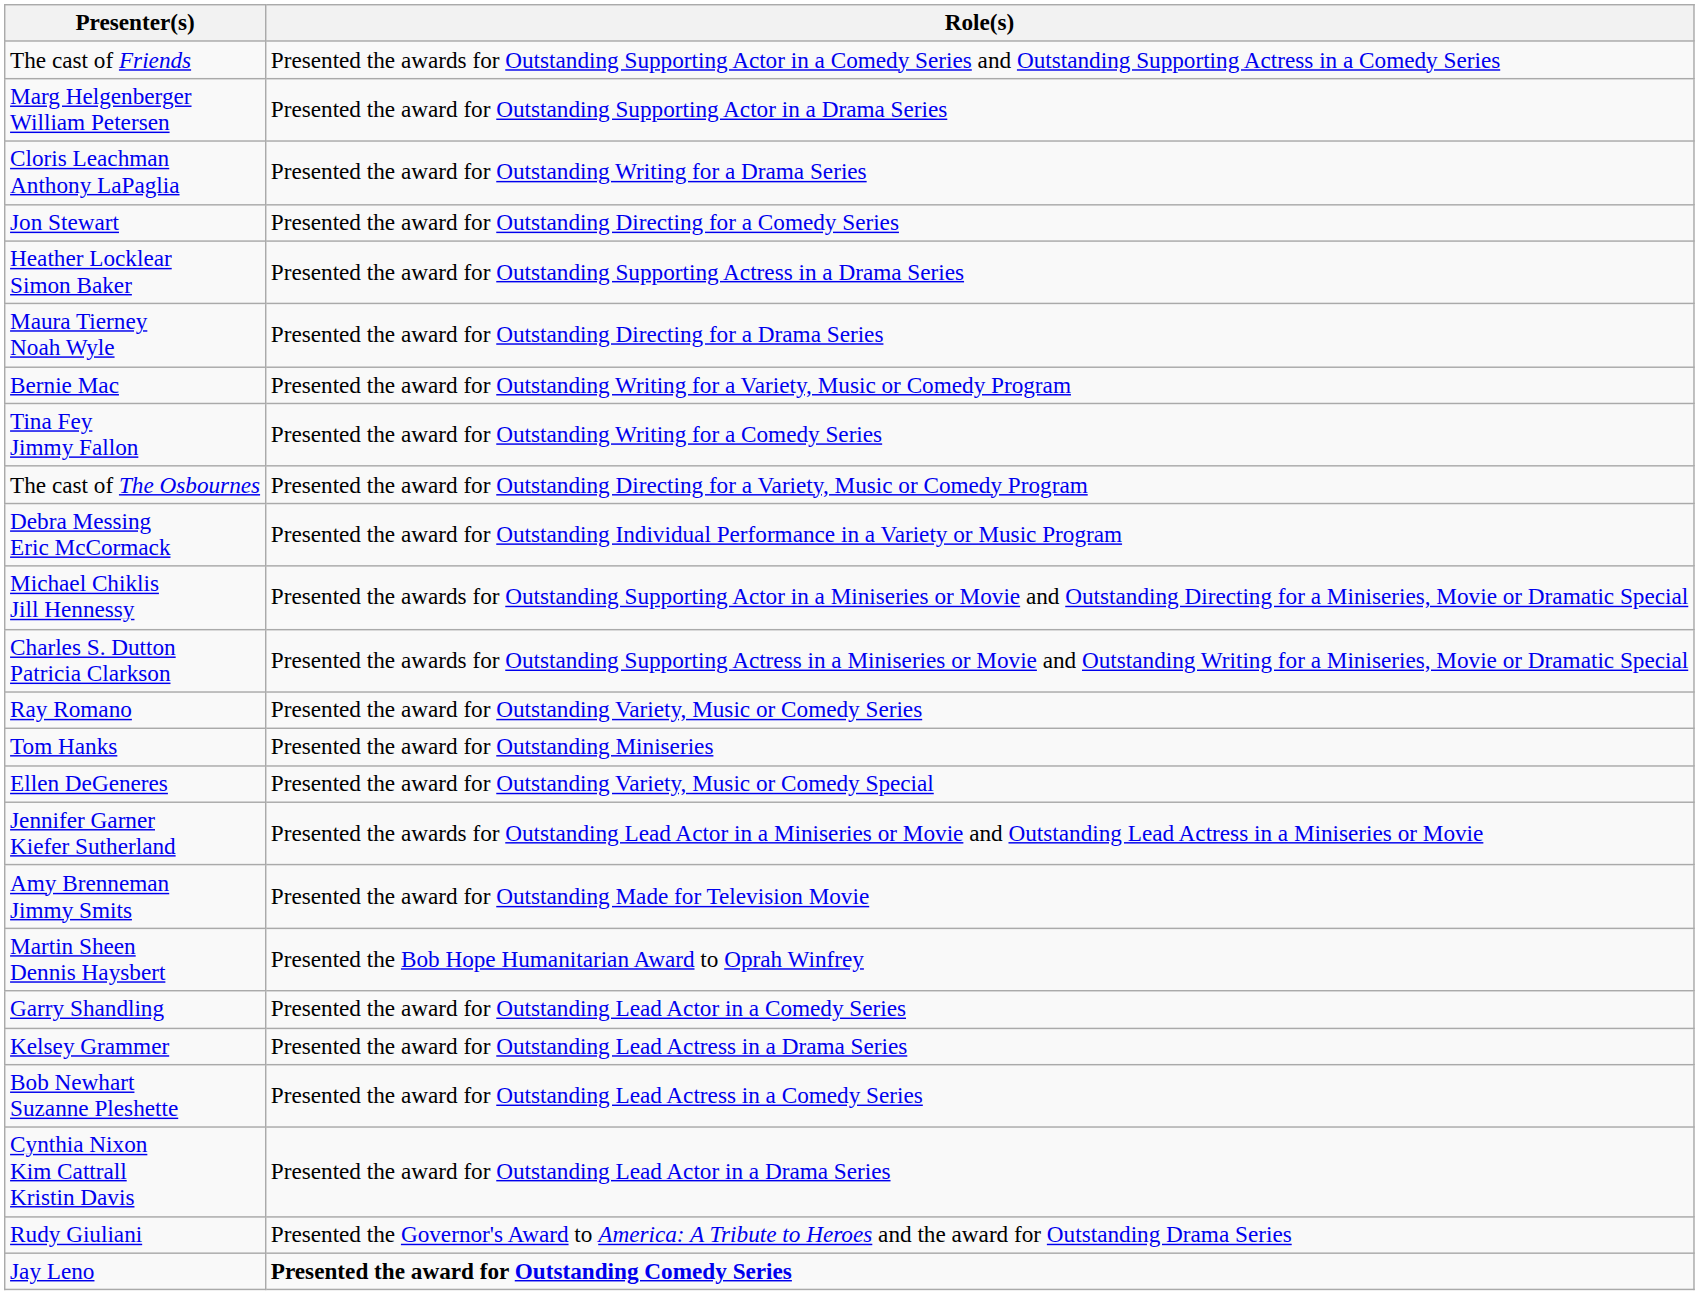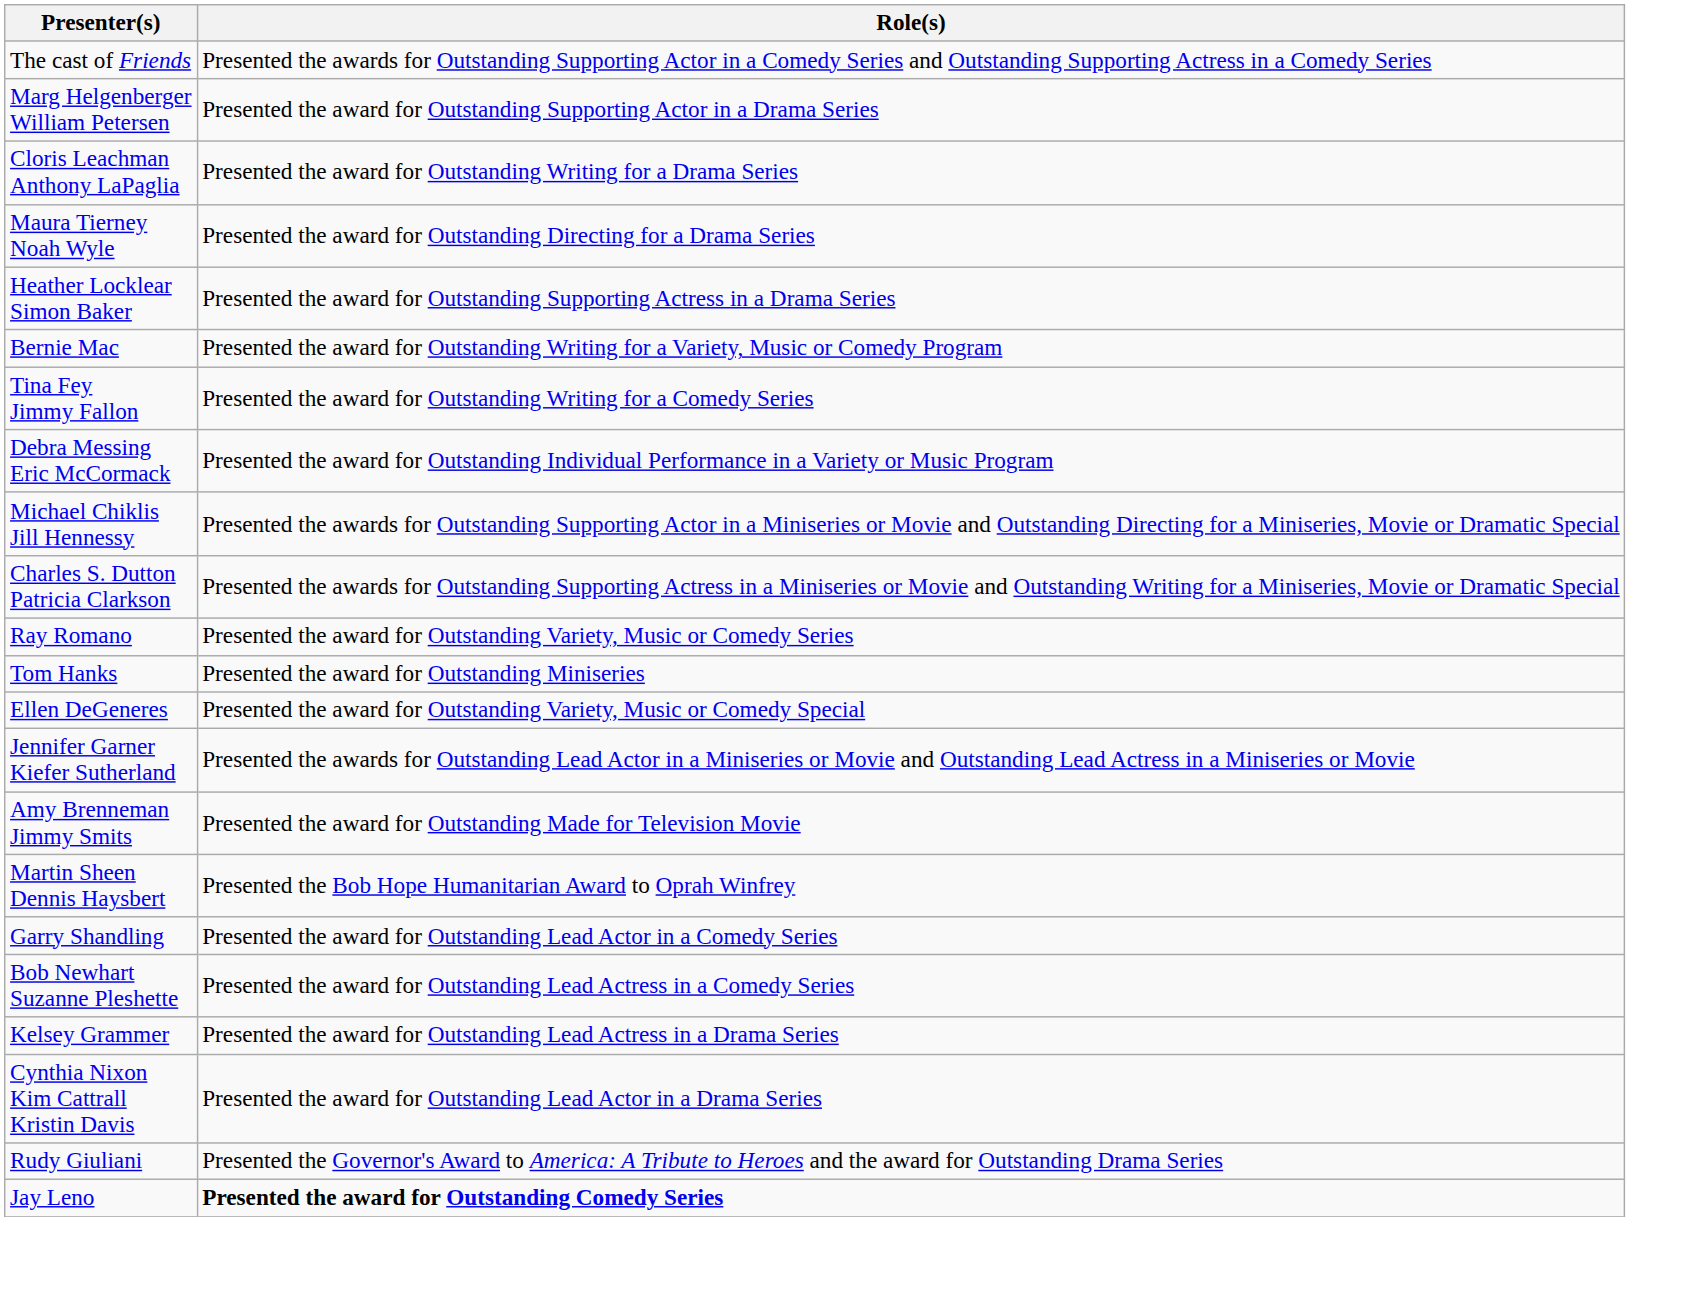- row: (65, 222)
rows swapped: (79, 335) <-> (91, 272)
- row: (135, 484)
rows swapped: (94, 1095) <-> (90, 1045)
